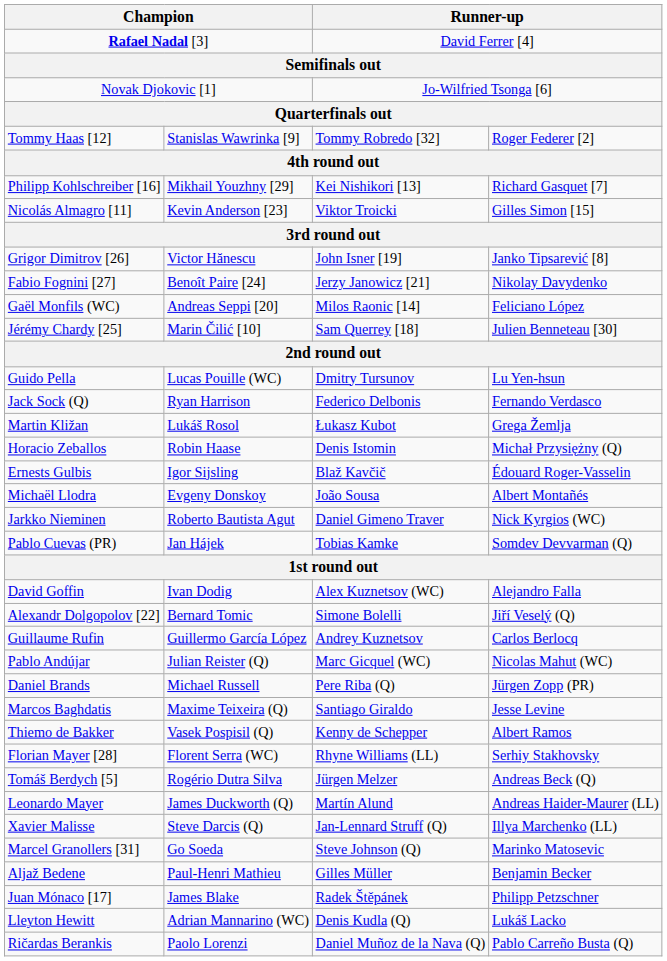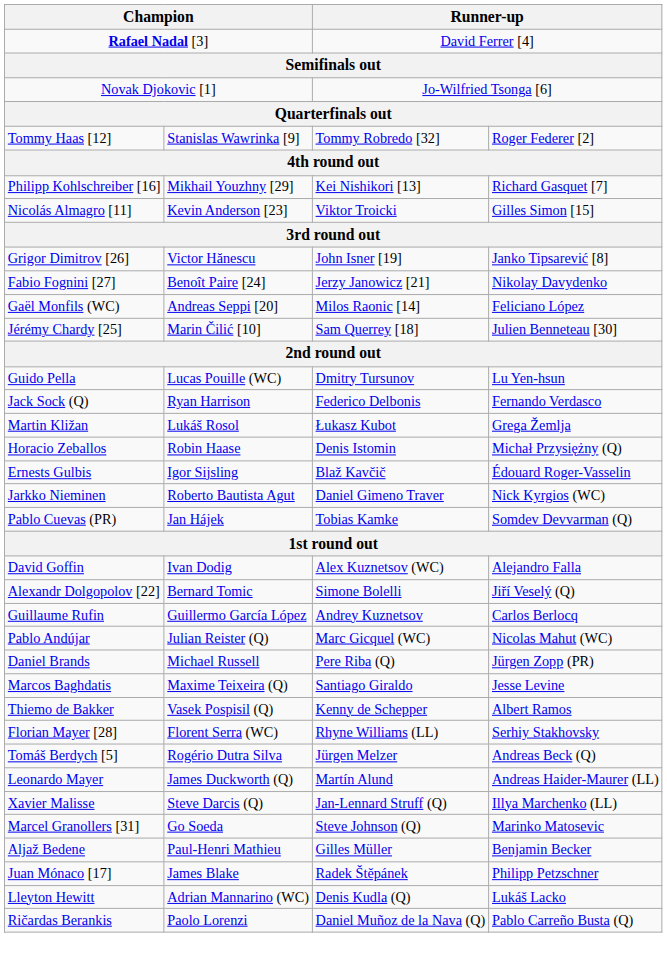- row: (52, 496)
